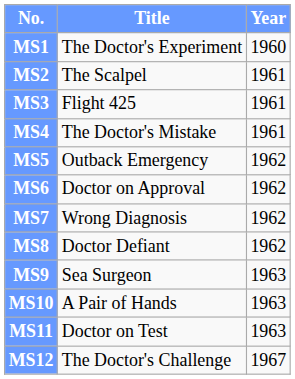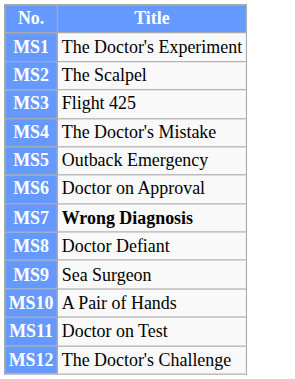- column: (268, 18)
(124, 217) normal -> (127, 217) bold
